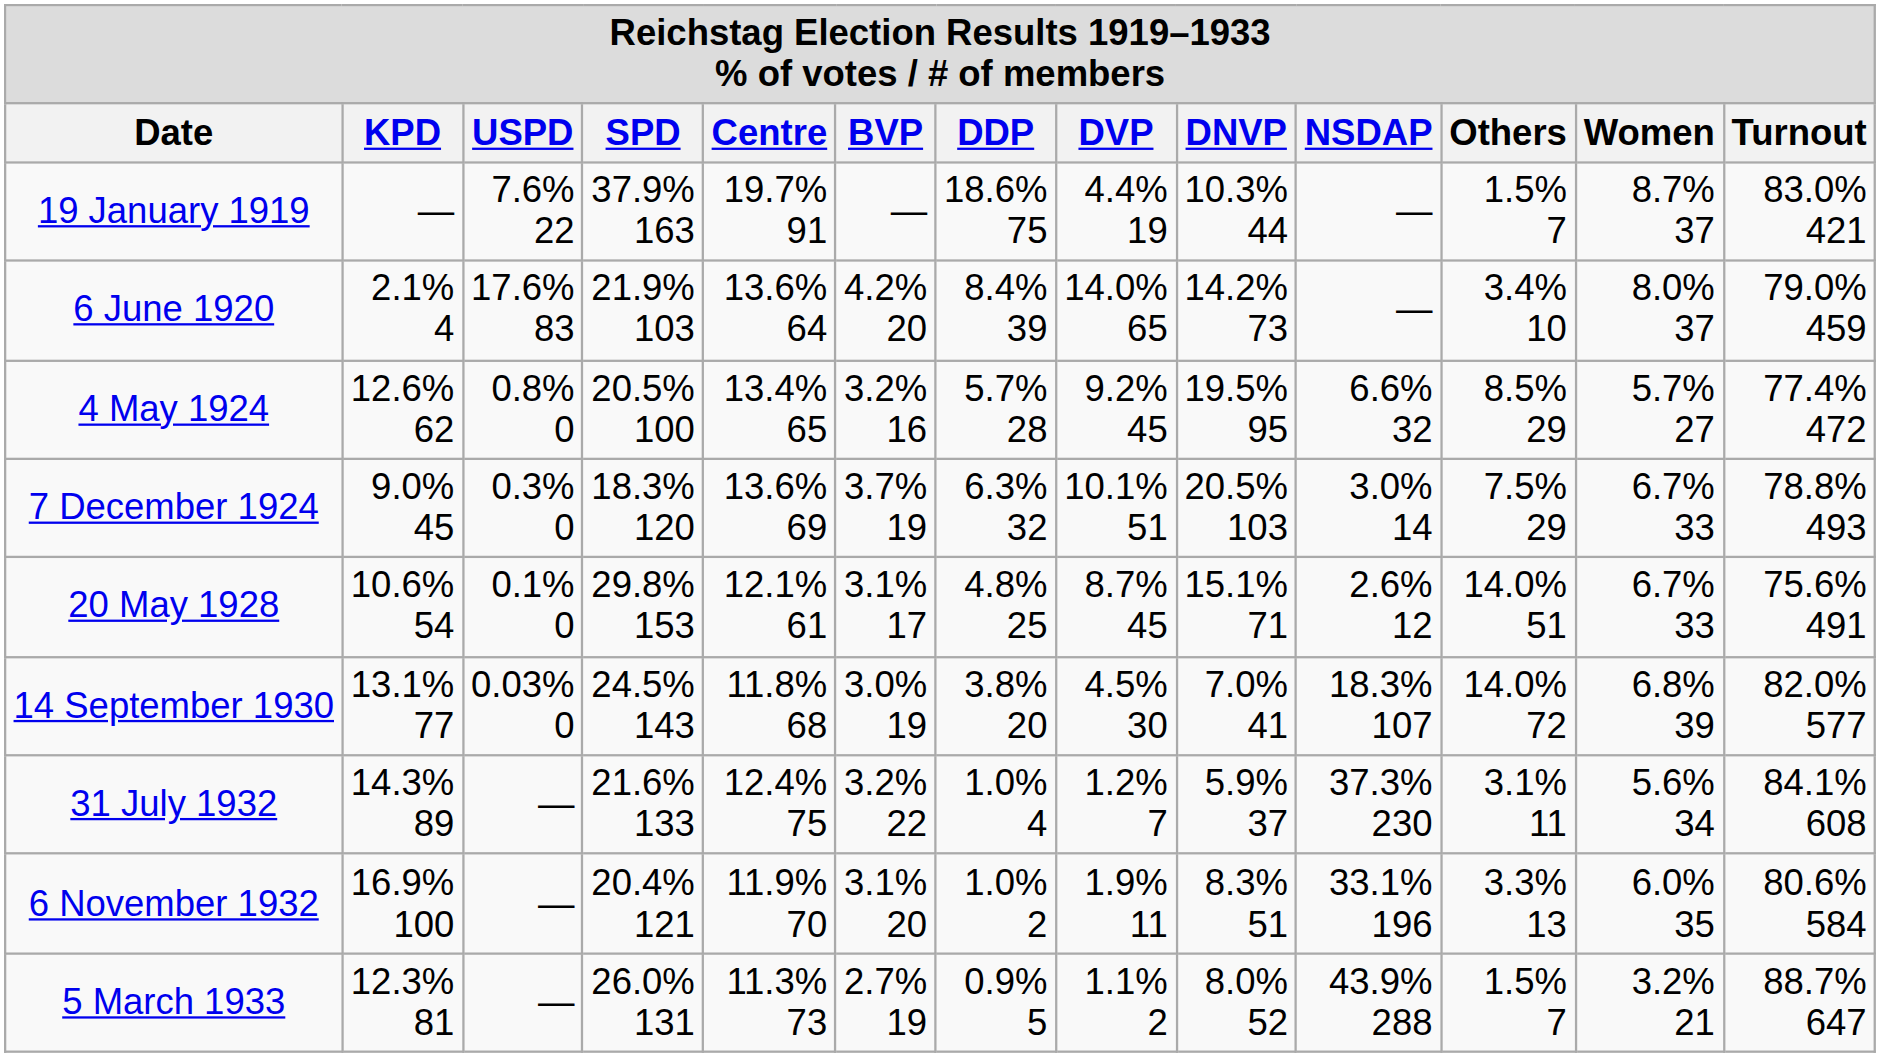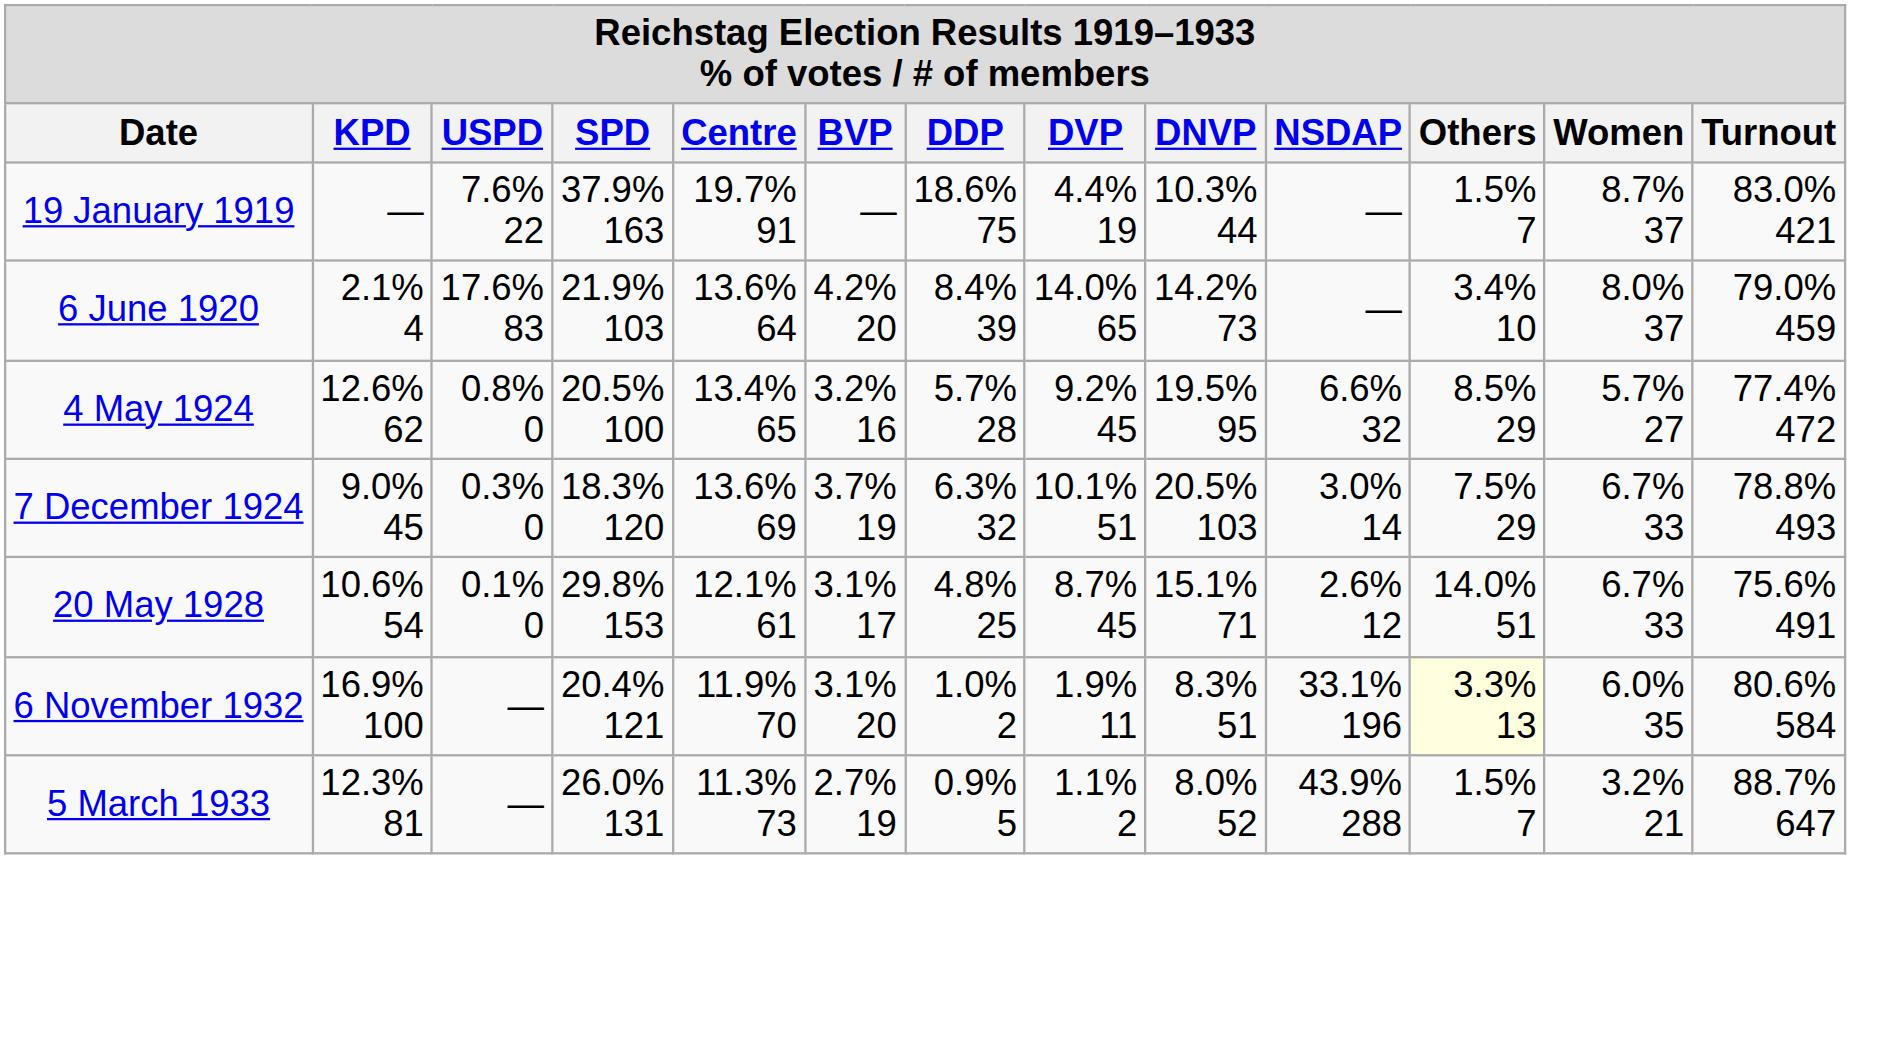- row: (174, 705)
- row: (174, 804)
(1525, 902) no background -> (1495, 705) lightyellow background
